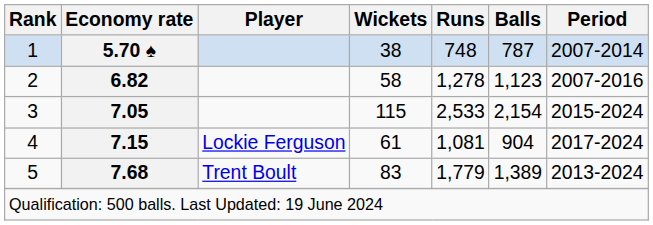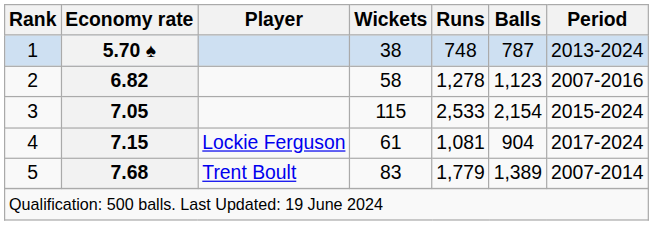(597, 50) 2007-2014 -> (597, 50) 2013-2024
(597, 173) 2013-2024 -> (597, 173) 2007-2014
